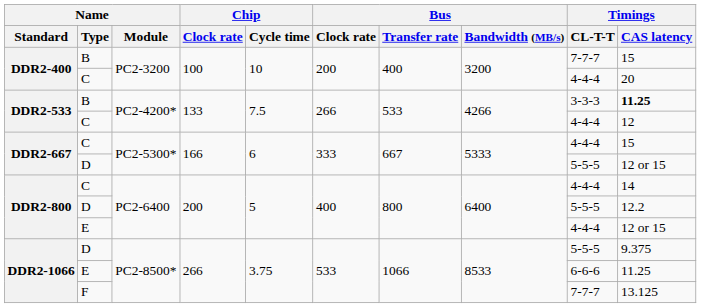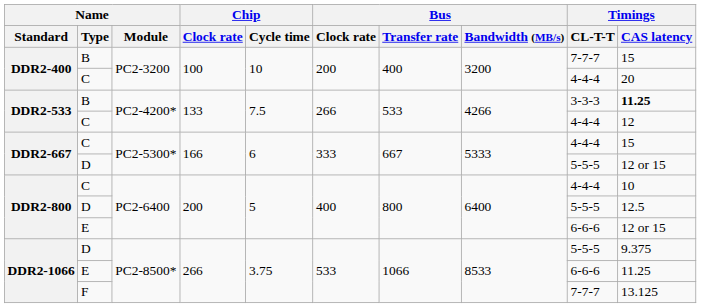(628, 185) 14 -> (628, 185) 10
(633, 206) 12.2 -> (633, 206) 12.5
(585, 228) 4-4-4 -> (585, 228) 6-6-6
